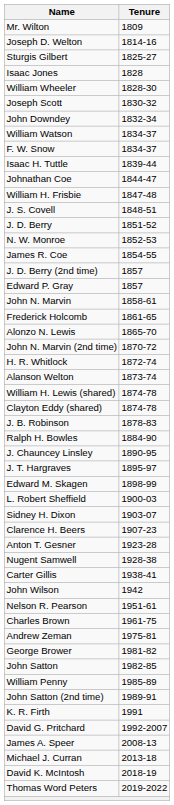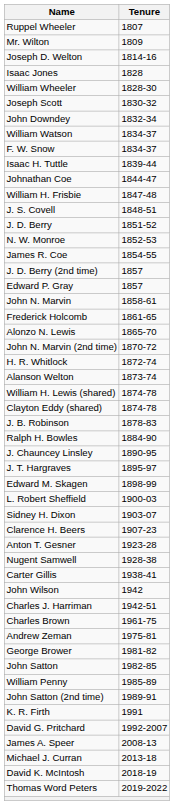+ row: (41, 27)
- row: (37, 57)
+ row: (49, 605)
- row: (47, 605)
